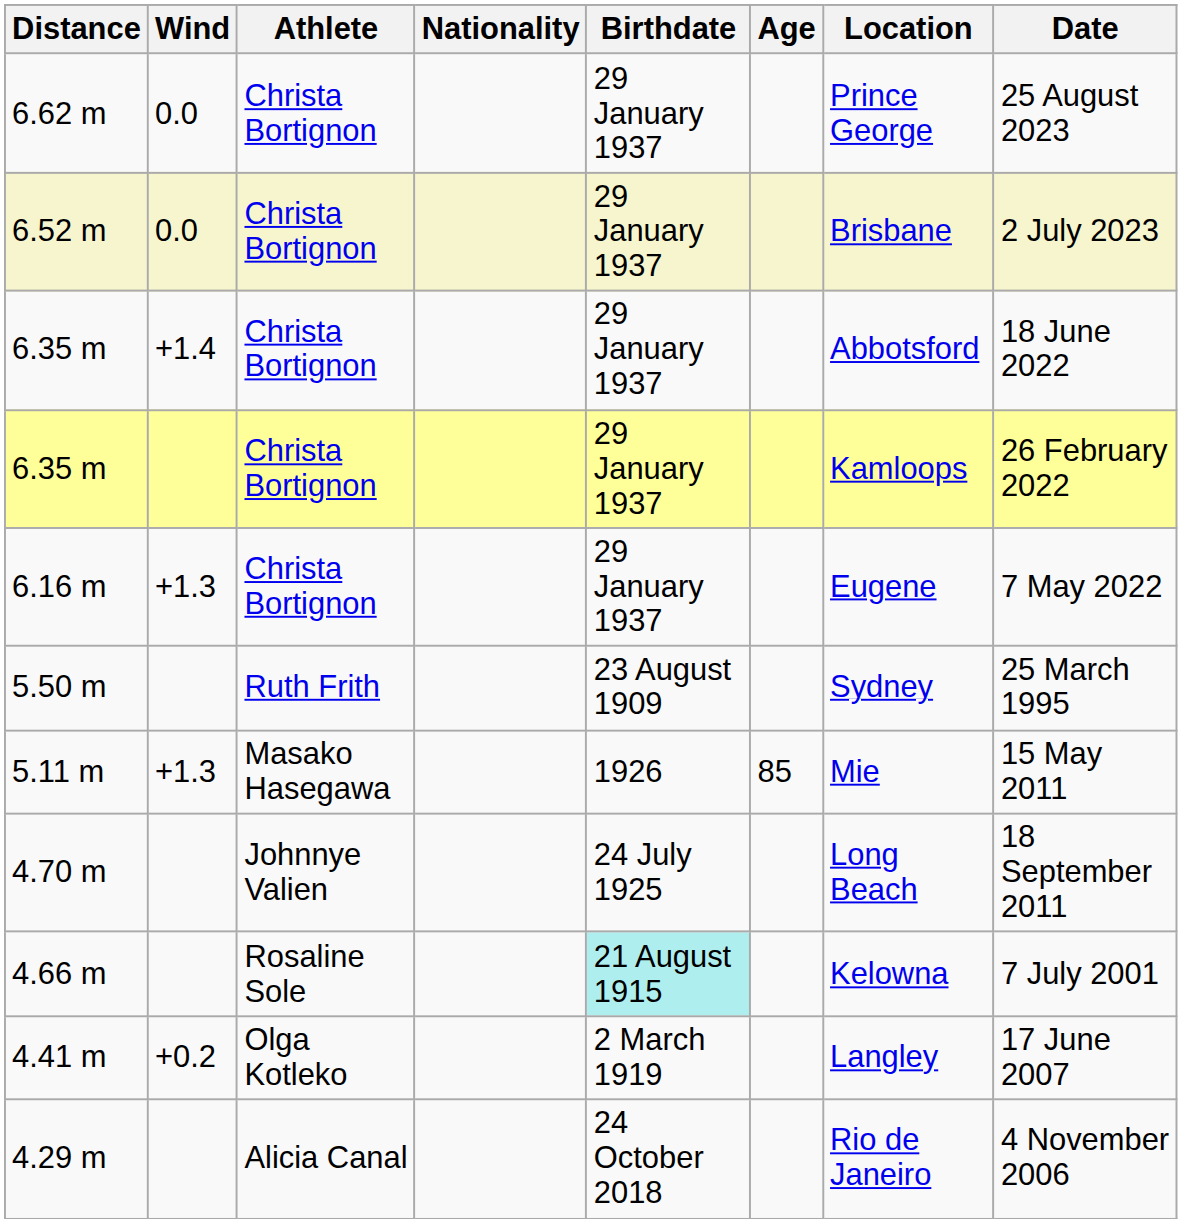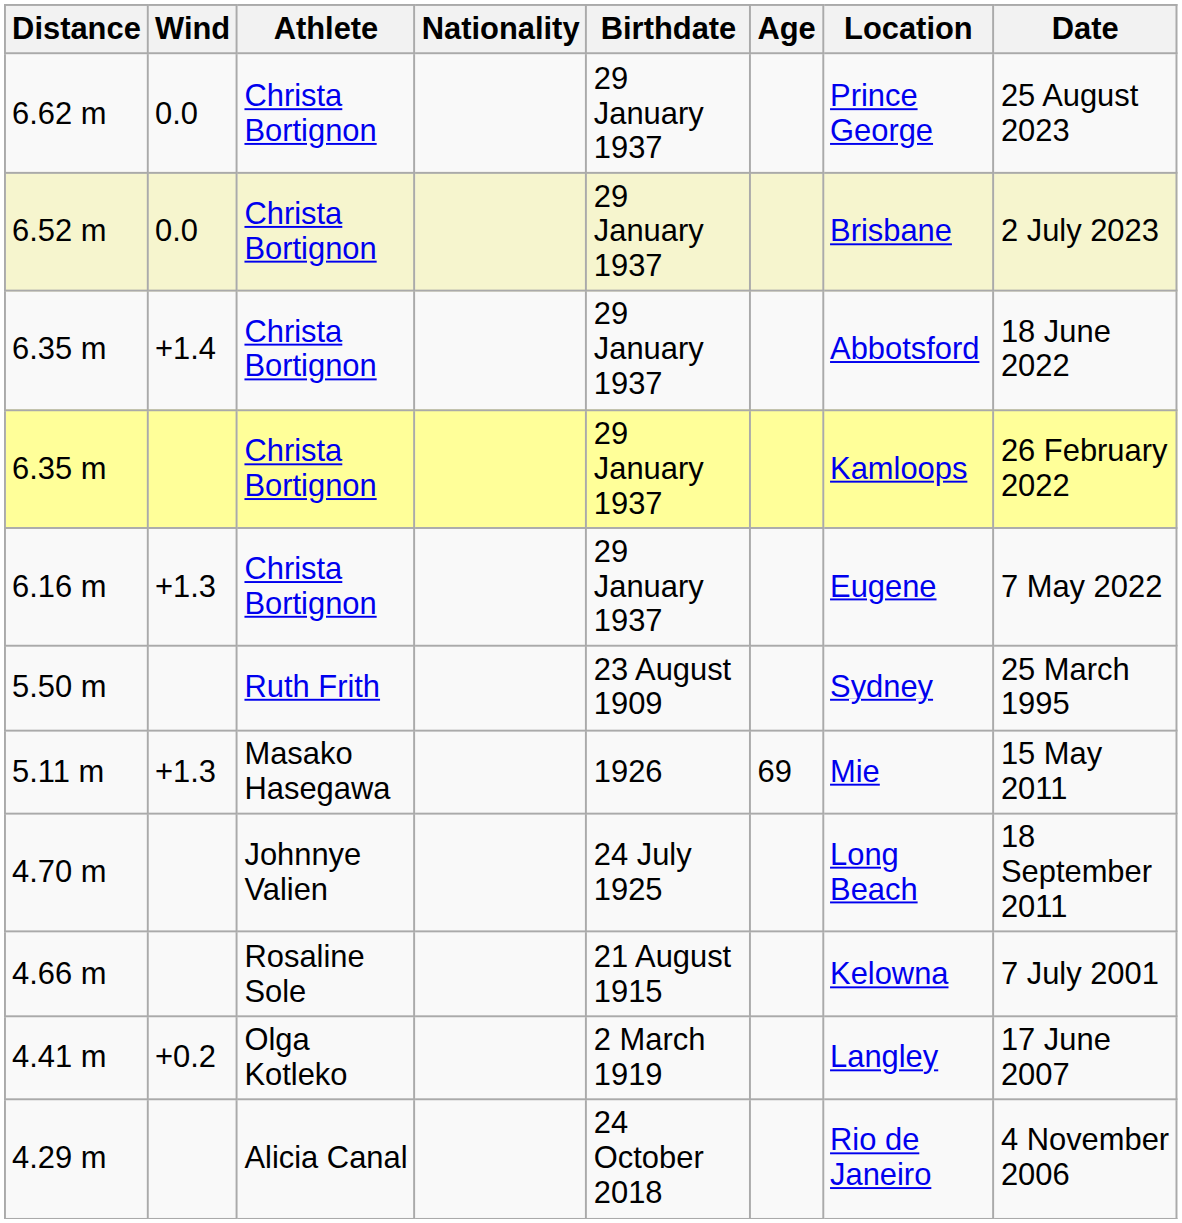(775, 771) 85 -> (775, 771) 69
(663, 973) paleturquoise background -> (663, 973) no background
